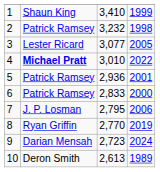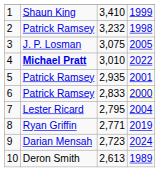(53, 45) Lester Ricard -> (52, 45) J. P. Losman
(112, 45) 3,077 -> (112, 45) 3,075
(112, 77) 2,936 -> (112, 77) 2,935
(52, 110) J. P. Losman -> (53, 110) Lester Ricard
(141, 110) 2006 -> (141, 110) 2004
(112, 126) 2,770 -> (112, 126) 2,771
